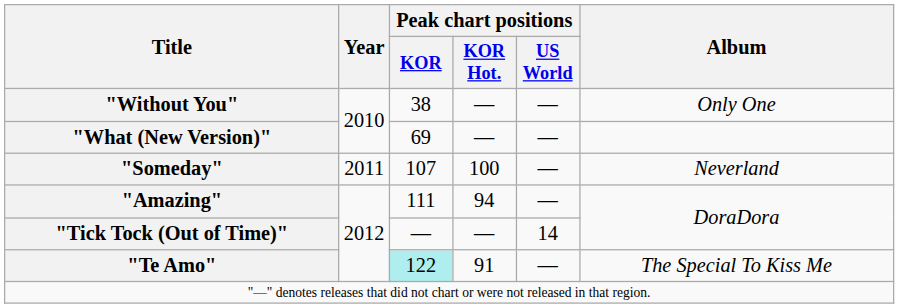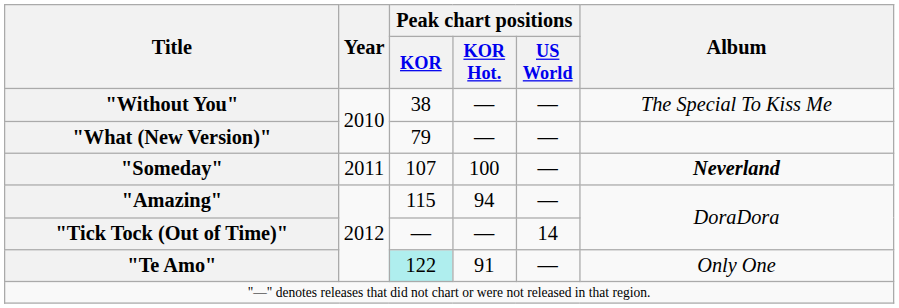(736, 104) Only One -> (736, 104) The Special To Kiss Me
(421, 136) 69 -> (421, 136) 79
(736, 169) normal -> (736, 169) bold
(421, 201) 111 -> (421, 201) 115
(736, 265) The Special To Kiss Me -> (736, 265) Only One
